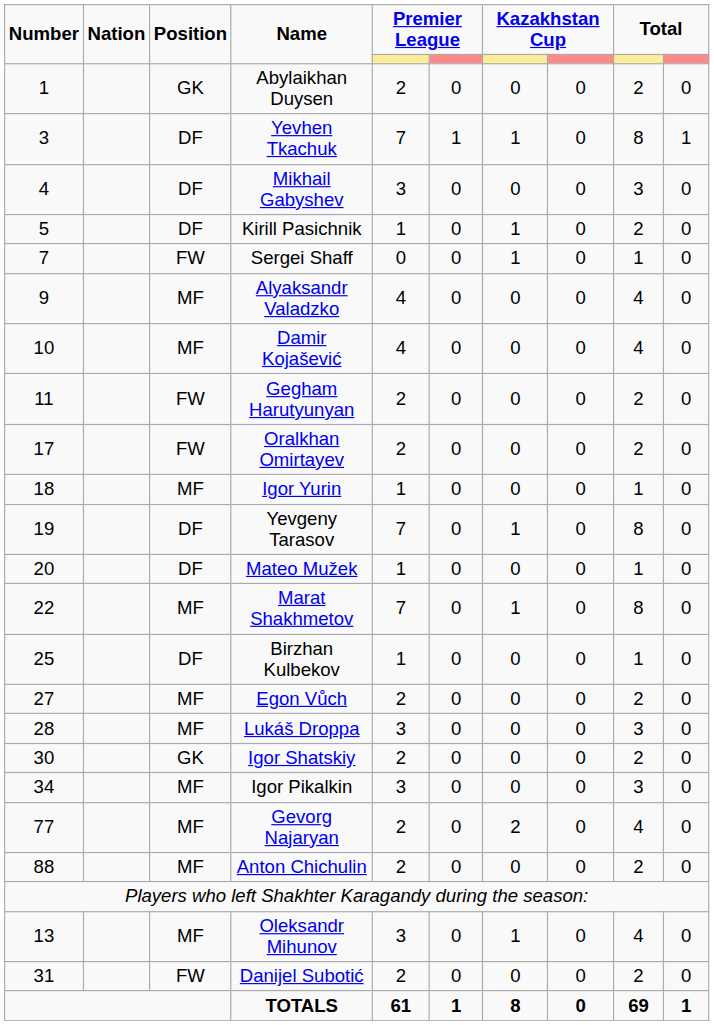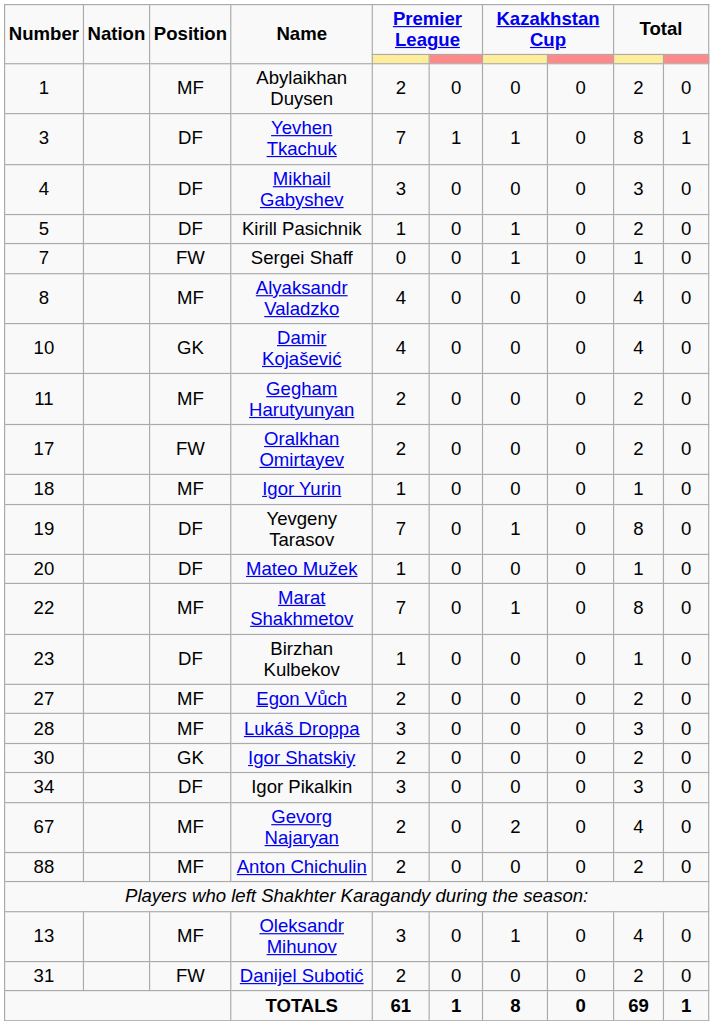(190, 88) GK -> (190, 88) MF
(44, 298) 9 -> (44, 298) 8
(190, 348) MF -> (190, 348) GK
(190, 398) FW -> (190, 398) MF
(44, 659) 25 -> (44, 659) 23
(190, 787) MF -> (190, 787) DF
(44, 827) 77 -> (44, 827) 67
